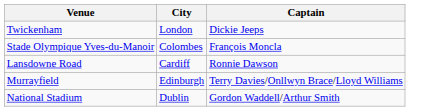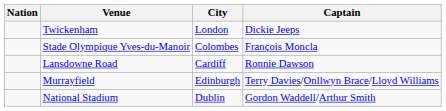+ column: (22, 13)
